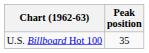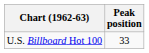(124, 40) 35 -> (124, 40) 33
